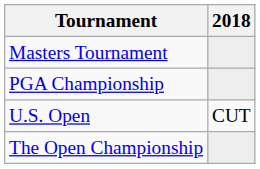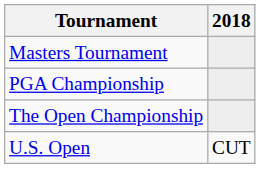rows swapped: (50, 116) <-> (106, 147)
